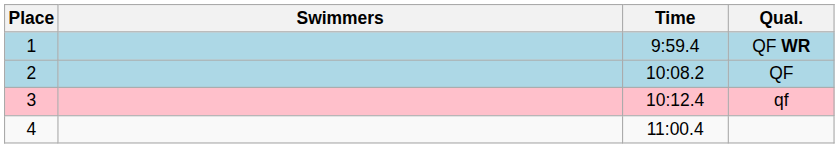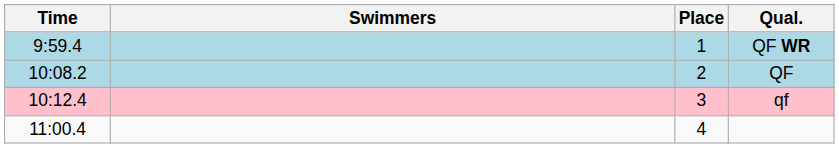columns swapped: (31, 18) <-> (675, 18)
